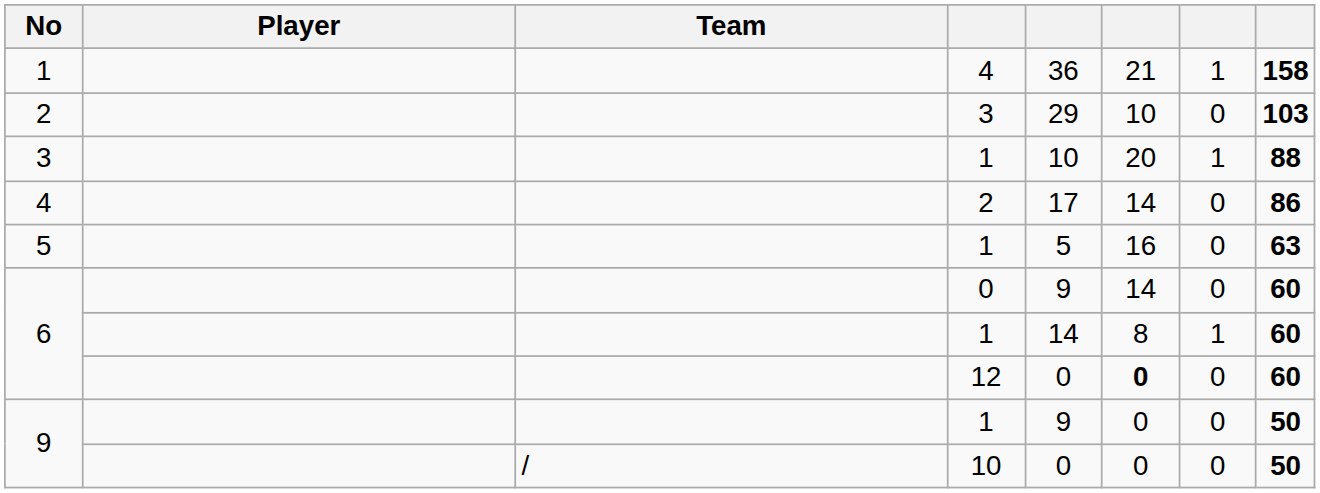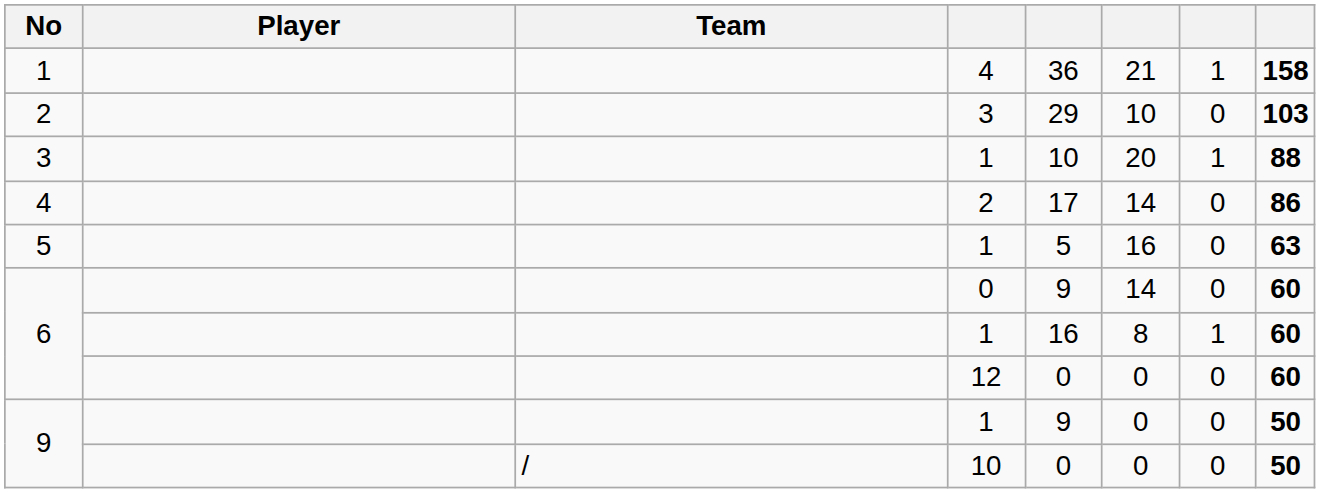(1063, 333) 14 -> (1063, 333) 16
(1141, 377) bold -> (1141, 377) normal
